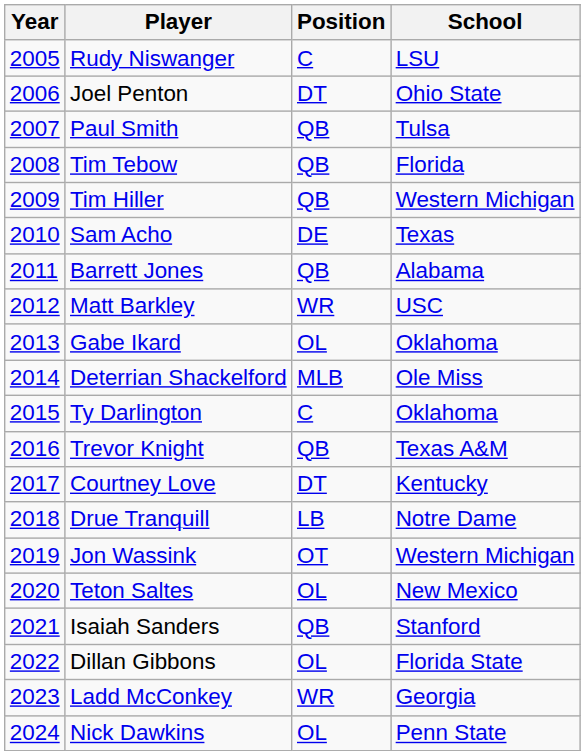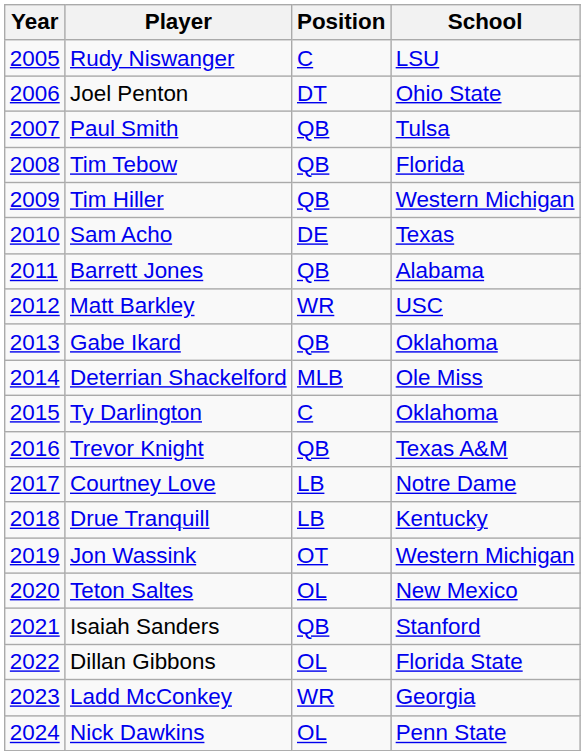(312, 341) OL -> (313, 341) QB
(312, 484) DT -> (311, 484) LB
(442, 484) Kentucky -> (456, 484) Notre Dame
(456, 519) Notre Dame -> (442, 519) Kentucky
